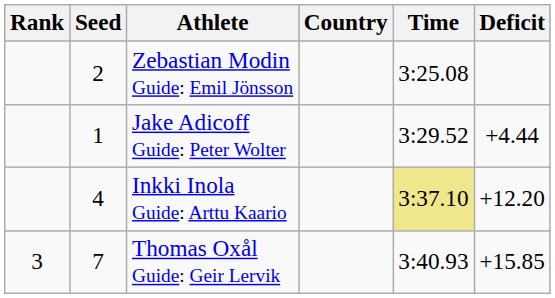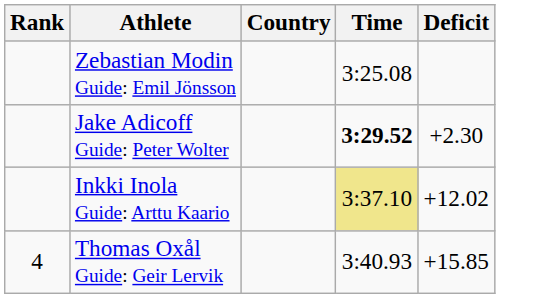- column: (98, 22)
(433, 135) normal -> (377, 135) bold
(512, 135) +4.44 -> (456, 135) +2.30
(512, 198) +12.20 -> (456, 198) +12.02
(37, 261) 3 -> (37, 261) 4
